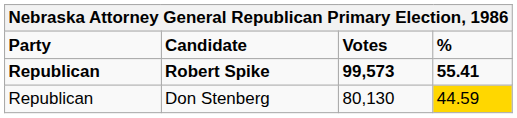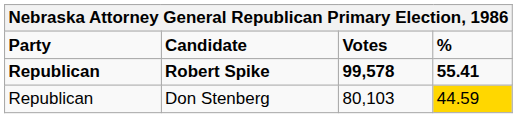(369, 71) 99,573 -> (369, 71) 99,578
(369, 98) 80,130 -> (369, 98) 80,103
